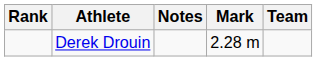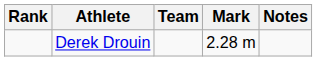columns swapped: (288, 17) <-> (180, 17)
